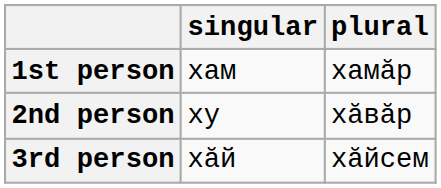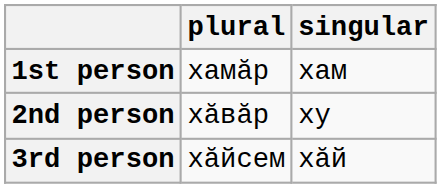columns swapped: (253, 27) <-> (380, 27)
